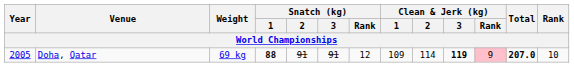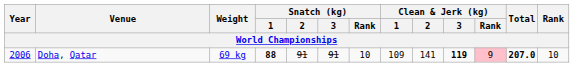(20, 55) 2005 -> (20, 55) 2006
(365, 55) 12 -> (365, 55) 10
(428, 55) 114 -> (428, 55) 141
